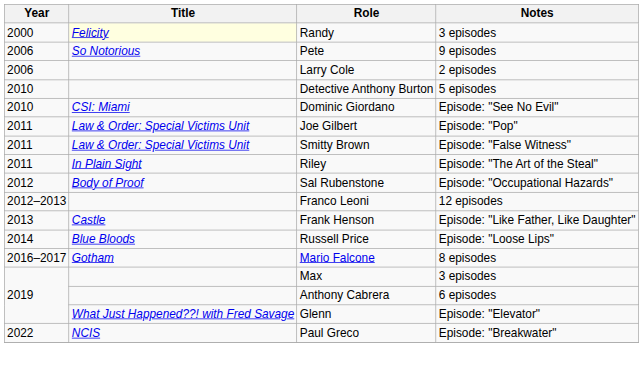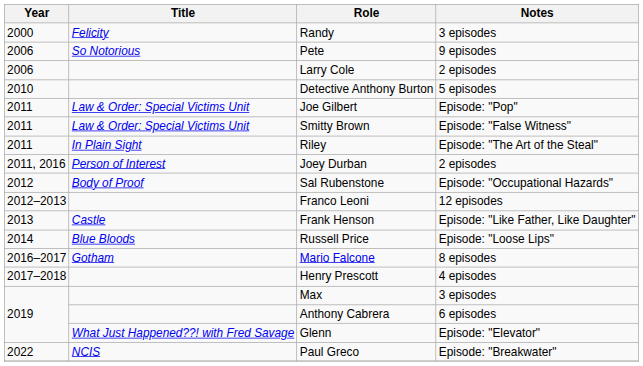(90, 32) lightyellow background -> (90, 32) no background
- row: (347, 107)
+ row: (333, 164)
+ row: (339, 276)
